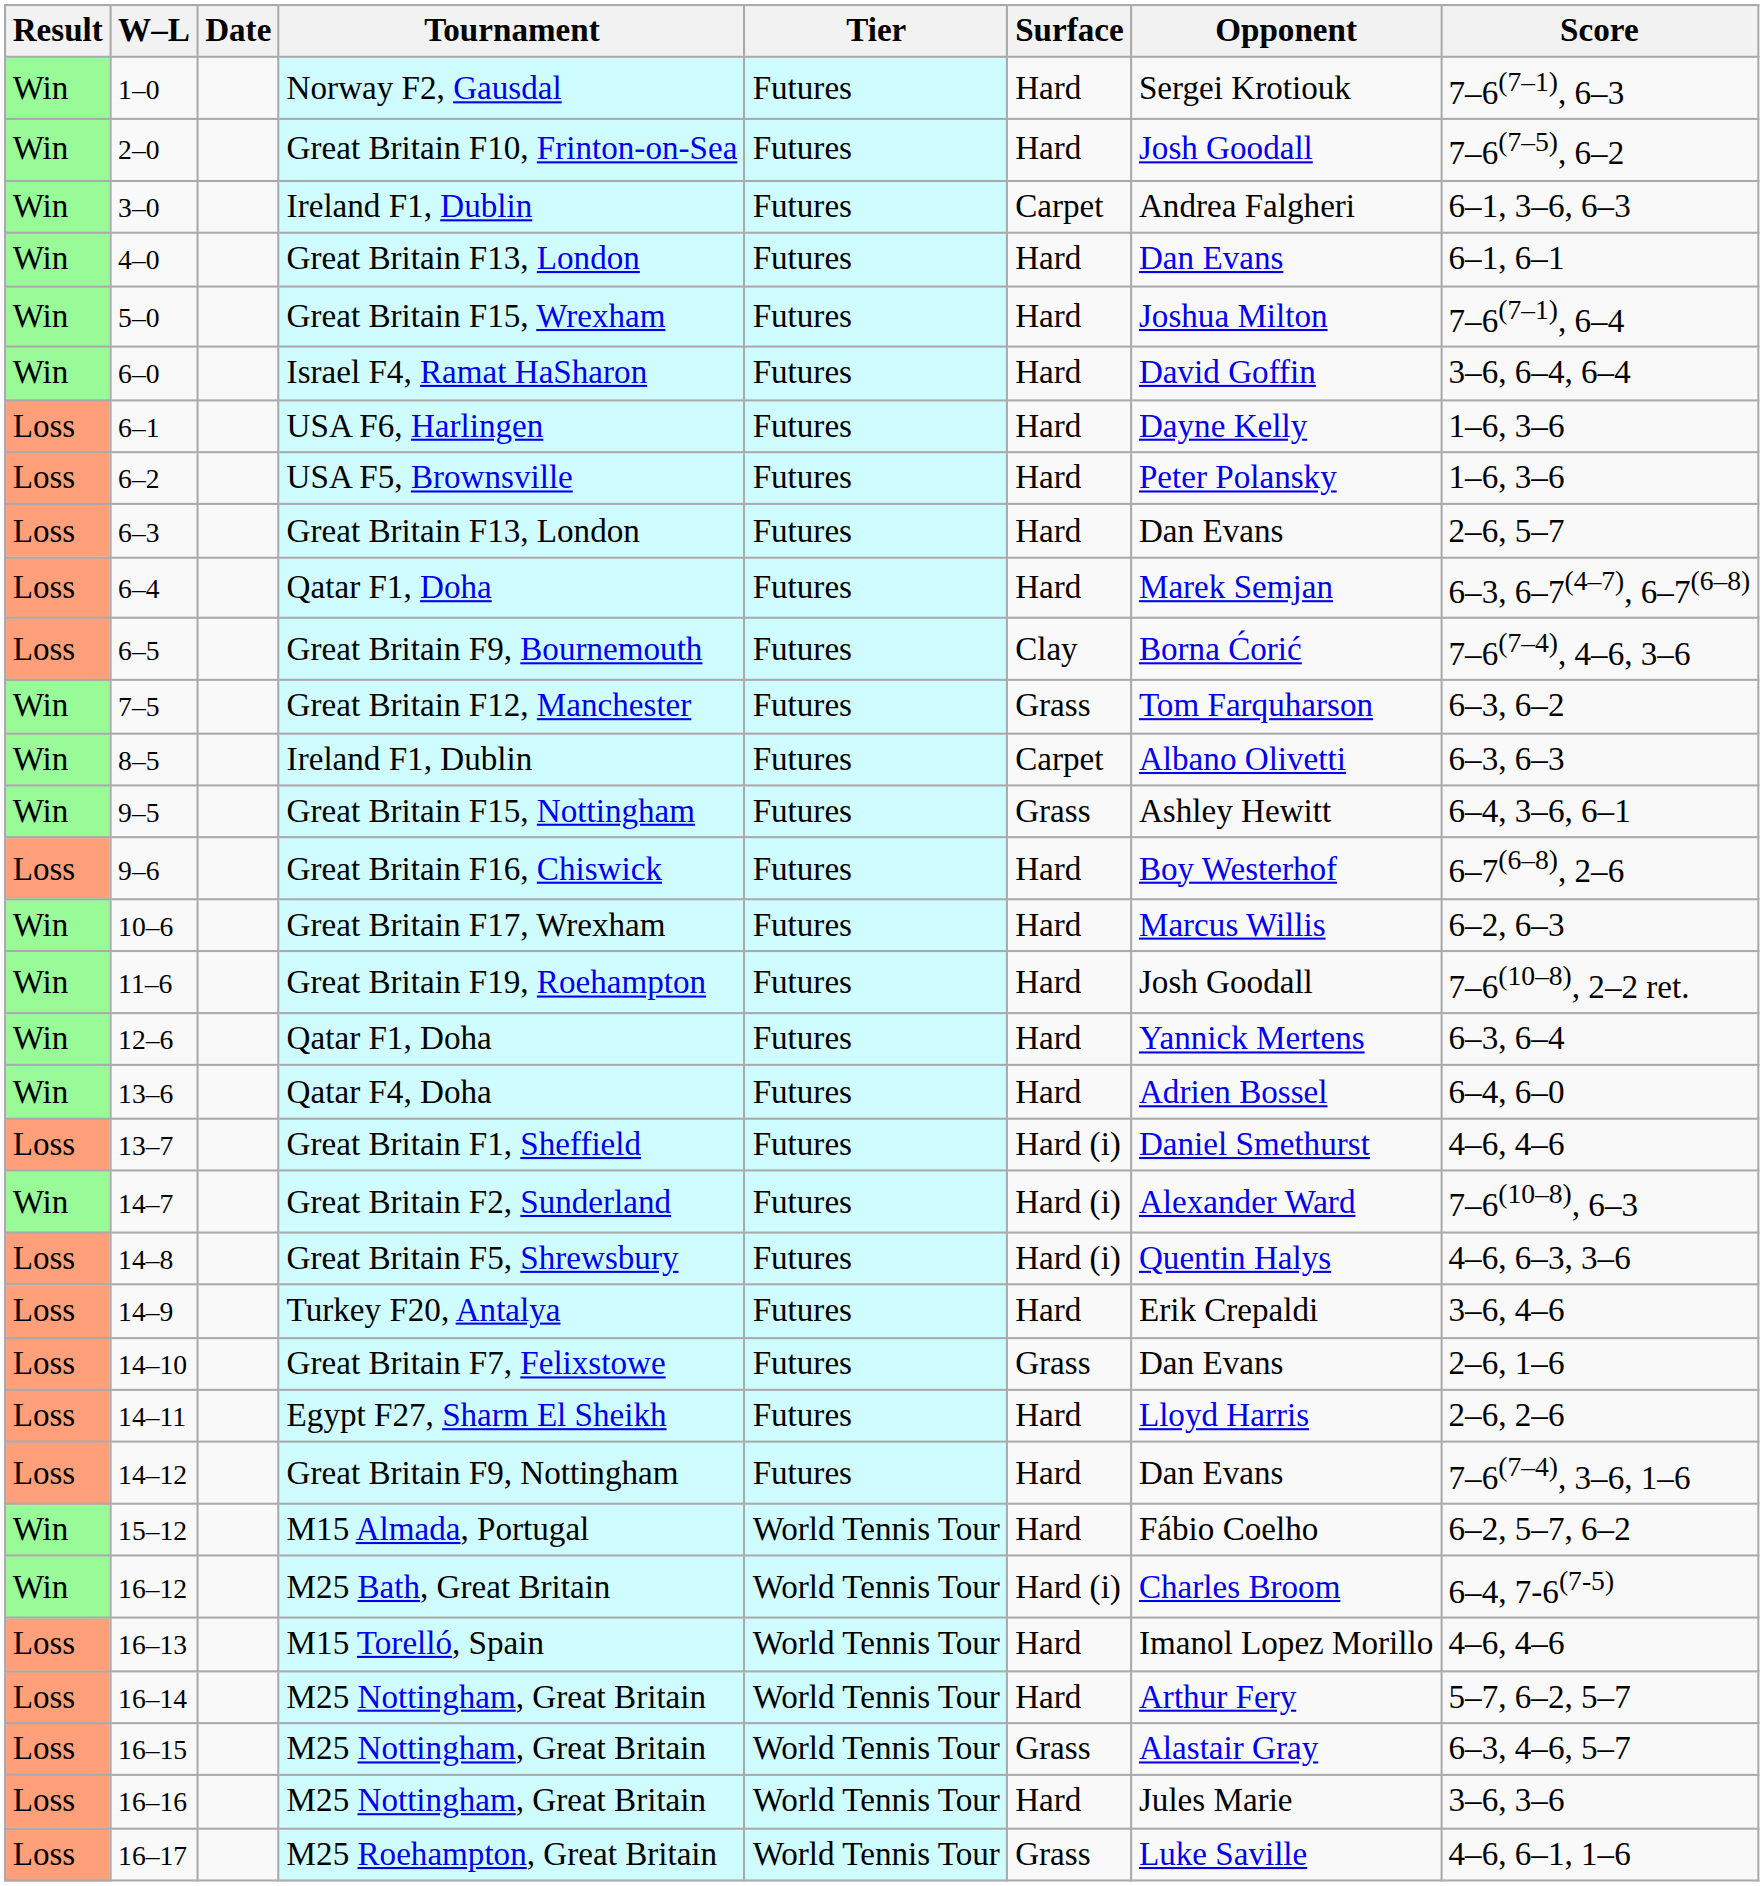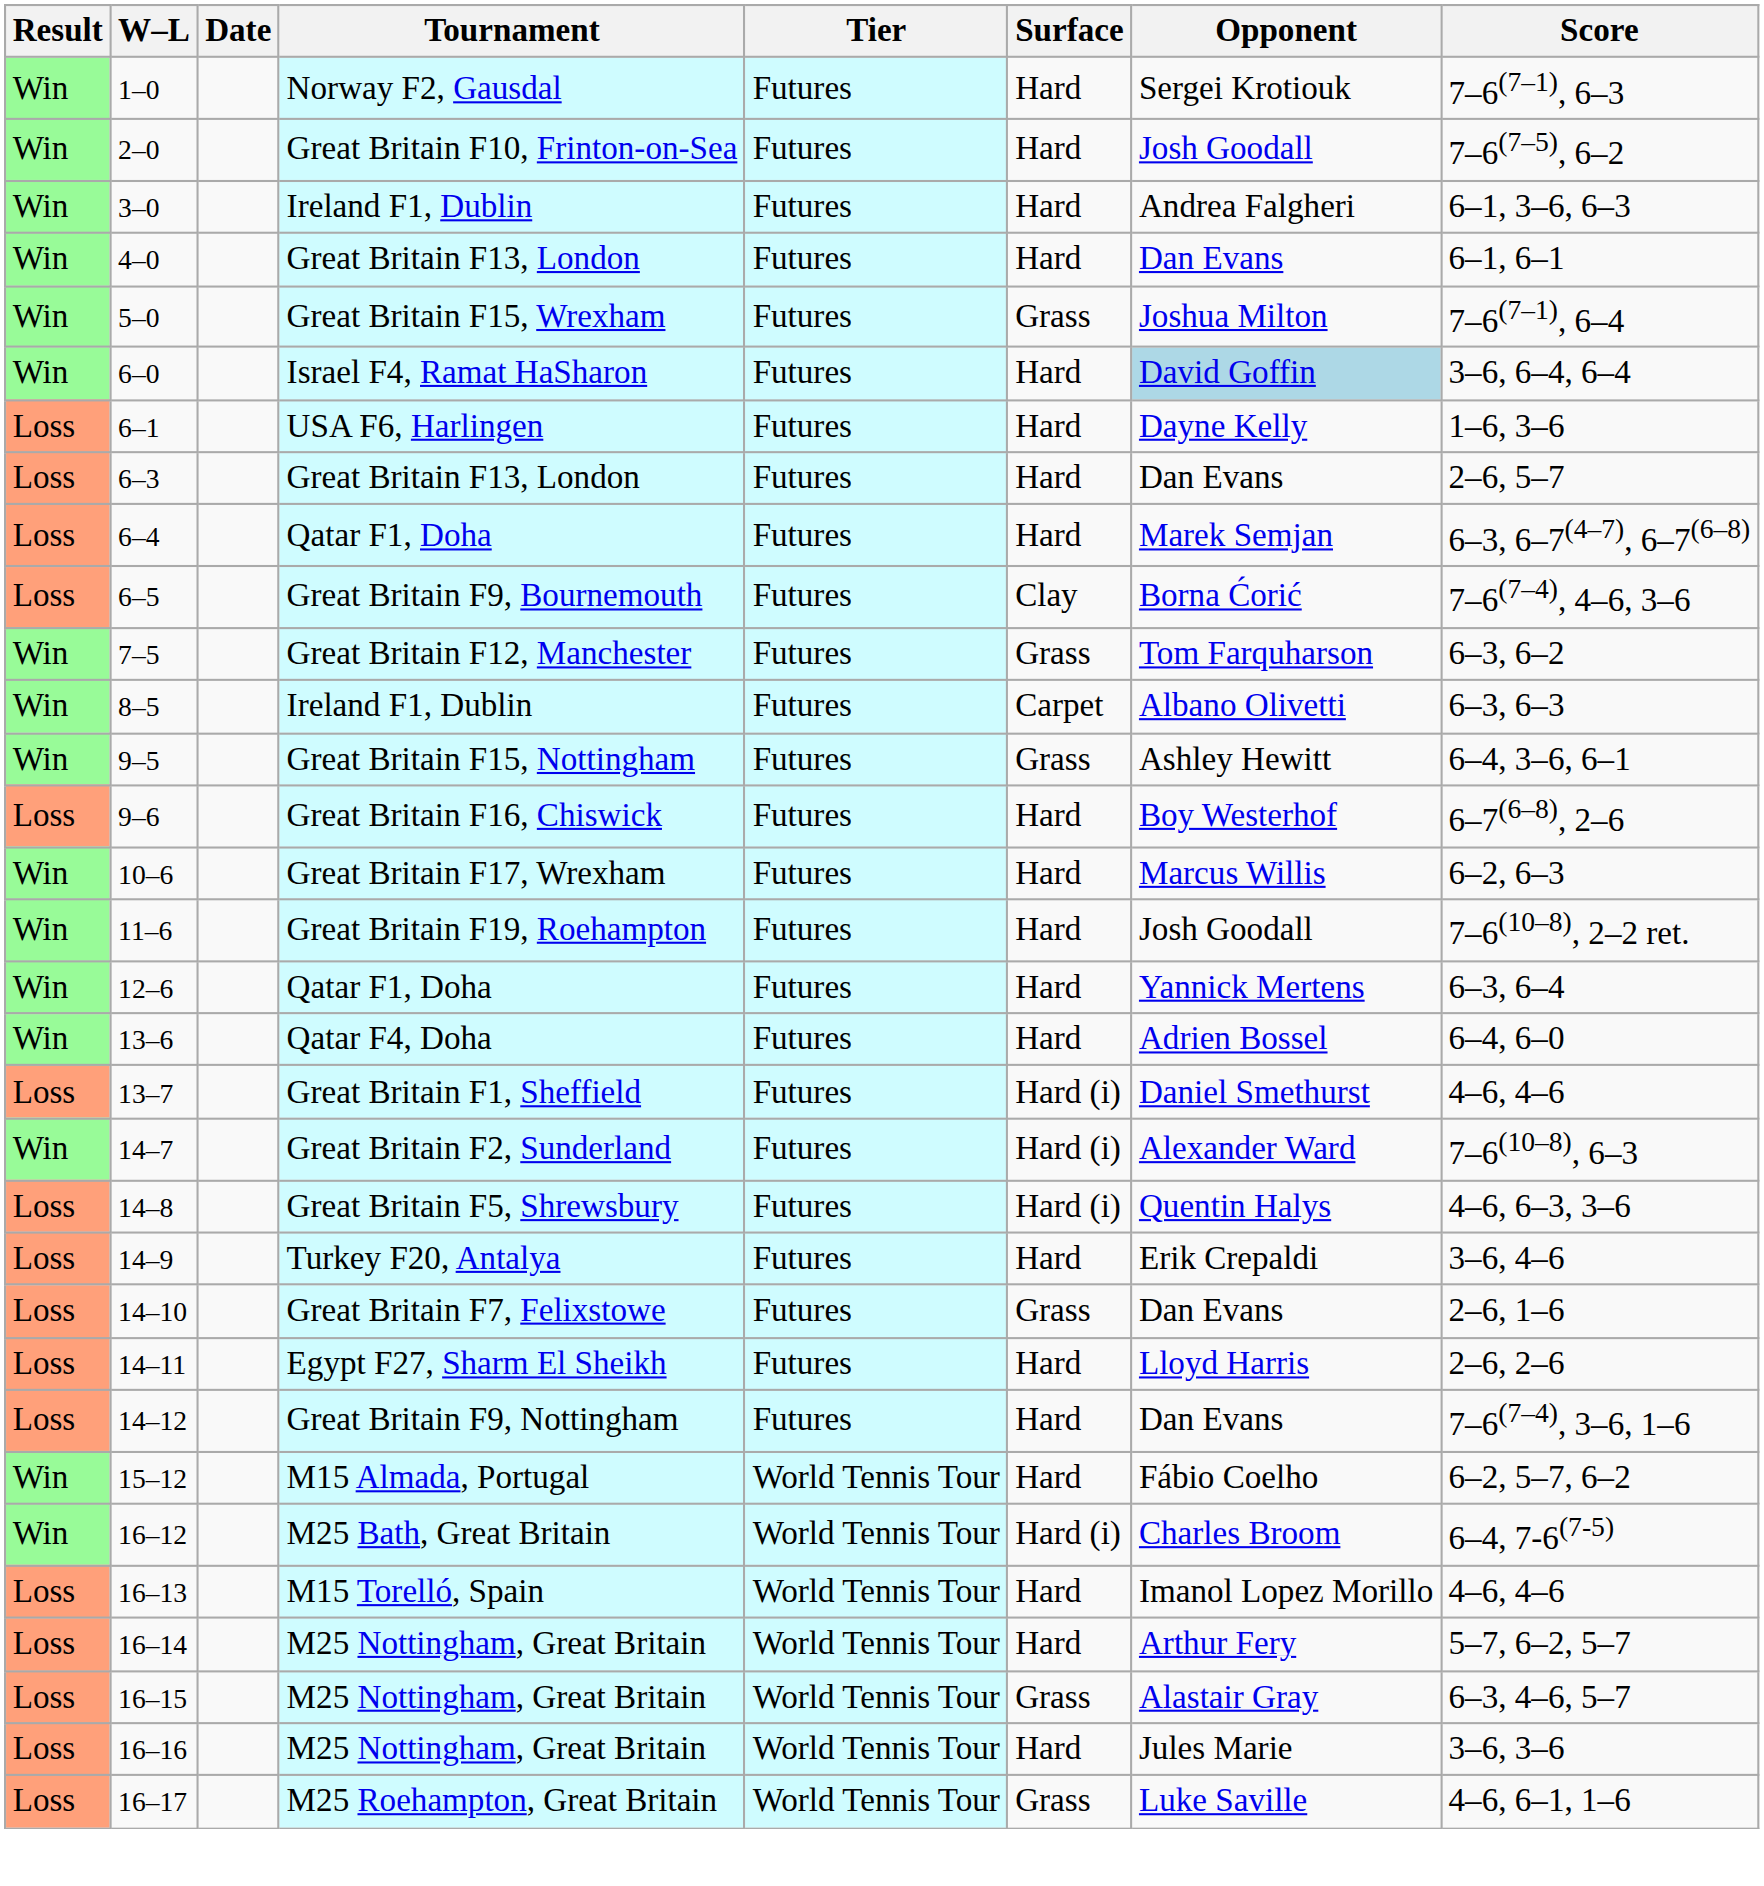(1059, 206) Carpet -> (1048, 206) Hard
(1048, 315) Hard -> (1053, 315) Grass
(1227, 372) no background -> (1227, 372) lightblue background
- row: (139, 479)
